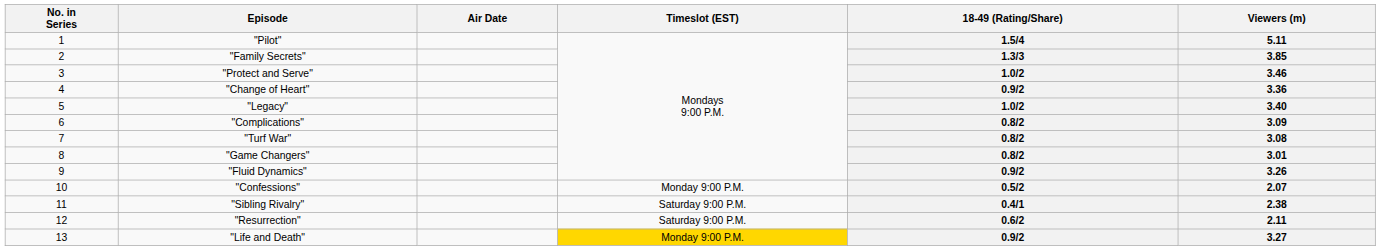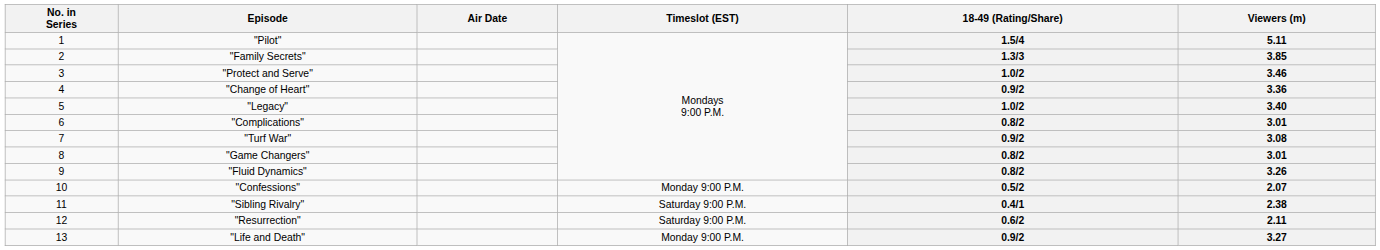(1277, 123) 3.09 -> (1277, 123) 3.01
(1013, 139) 0.8/2 -> (1013, 139) 0.9/2
(1013, 172) 0.9/2 -> (1013, 172) 0.8/2
(703, 237) gold background -> (703, 237) no background
